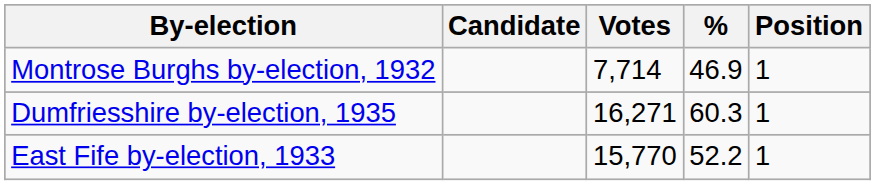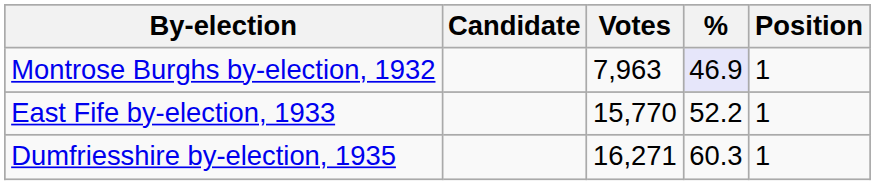(627, 69) 7,714 -> (627, 69) 7,963
(716, 69) no background -> (716, 69) lavender background
rows swapped: (173, 156) <-> (204, 112)
